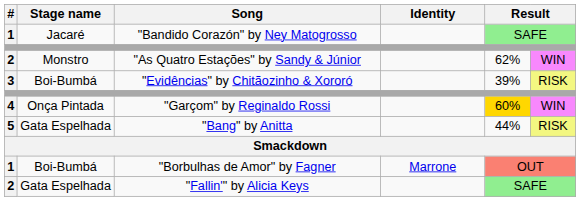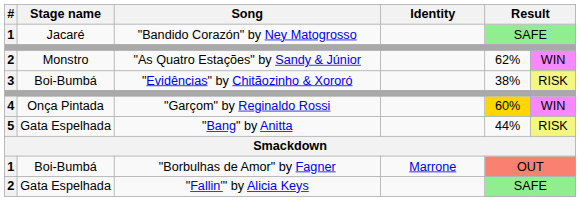(508, 80) 39% -> (508, 80) 38%
